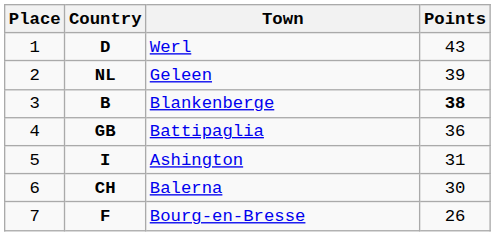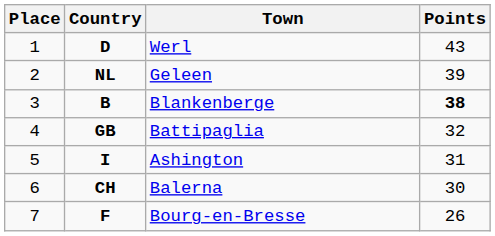(455, 131) 36 -> (455, 131) 32
